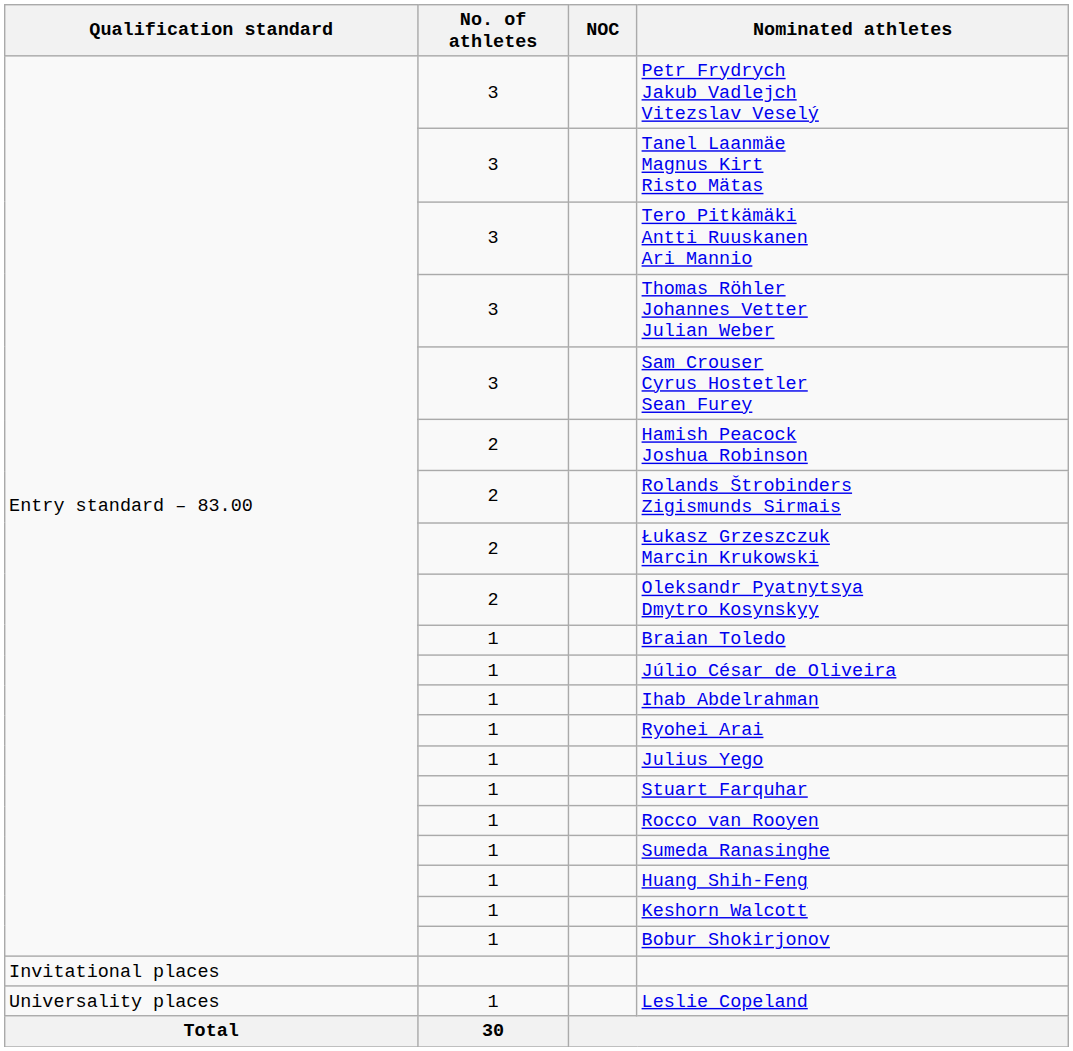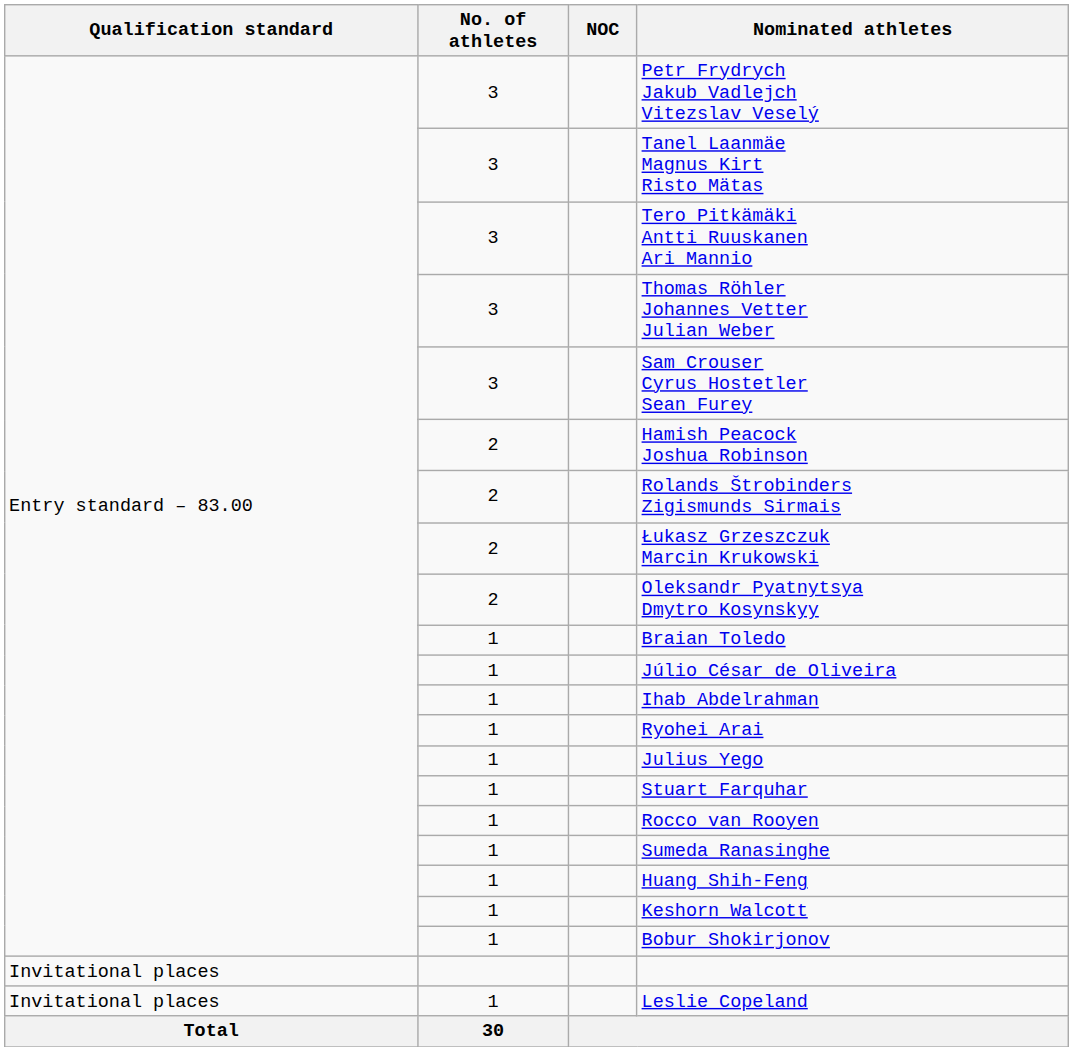(114, 1001) Universality places -> (114, 1001) Invitational places
